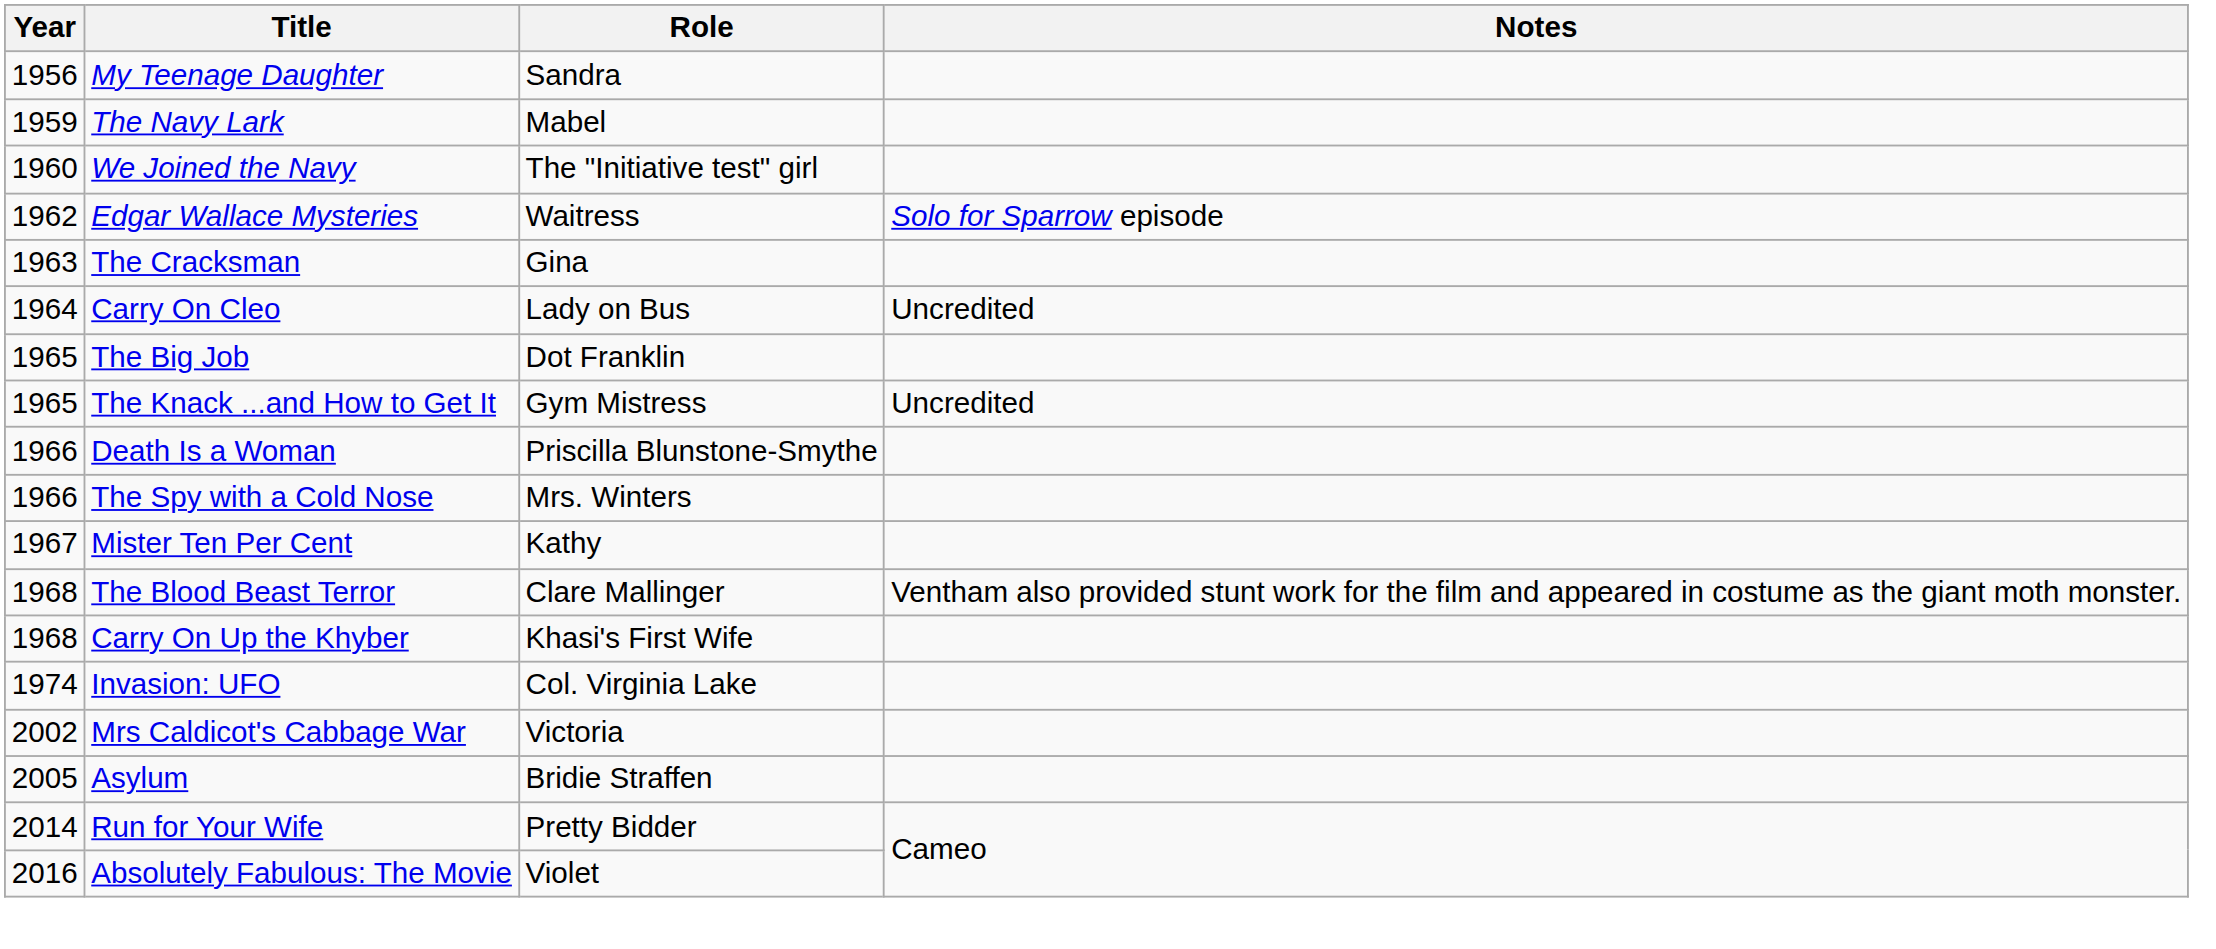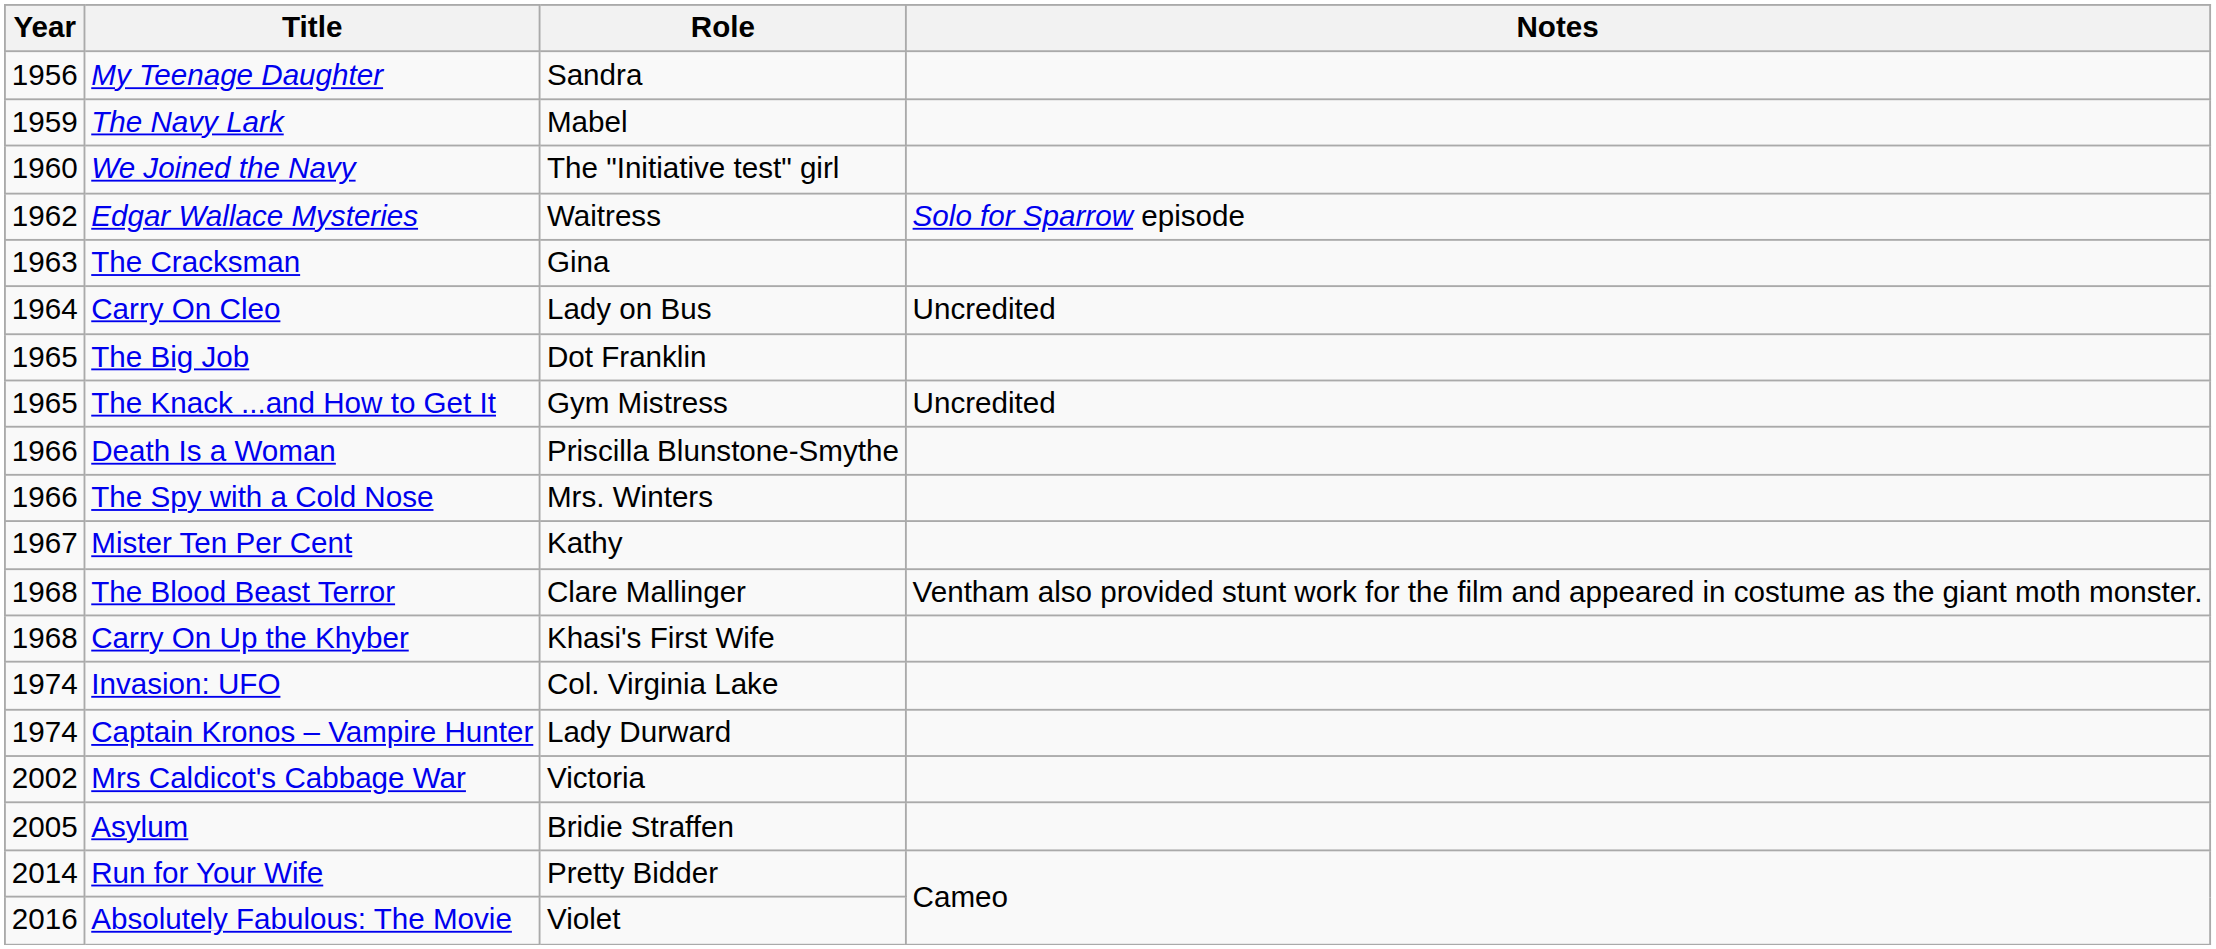+ row: (312, 732)
